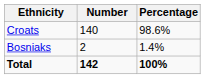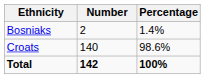rows swapped: (23, 30) <-> (29, 47)
